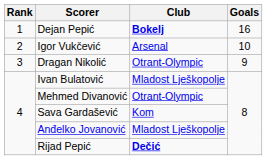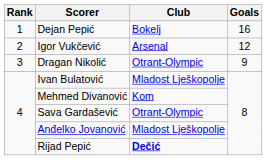(148, 29) bold -> (147, 29) normal
(244, 46) 10 -> (244, 46) 12
(168, 96) Otrant-Olympic -> (143, 96) Kom
(143, 113) Kom -> (168, 113) Otrant-Olympic
